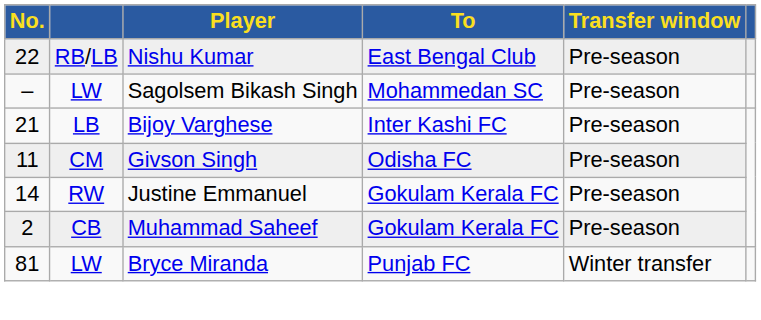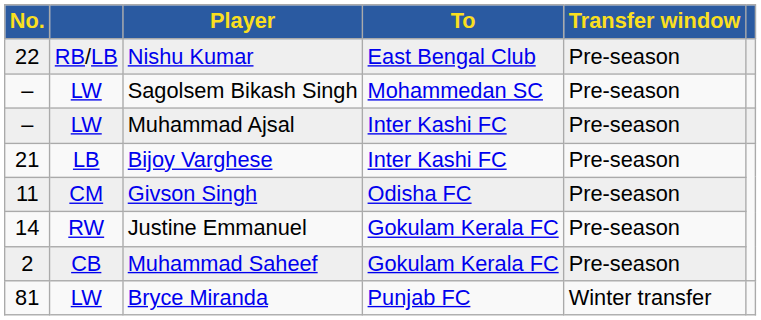+ row: (211, 125)
